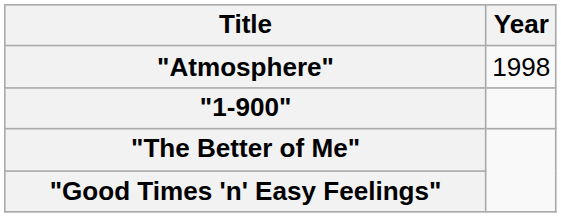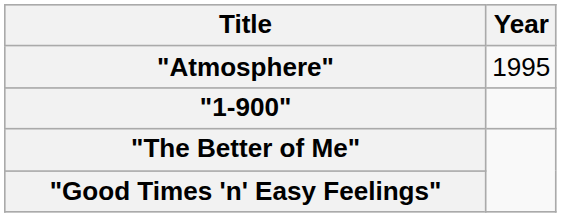(521, 66) 1998 -> (521, 66) 1995
